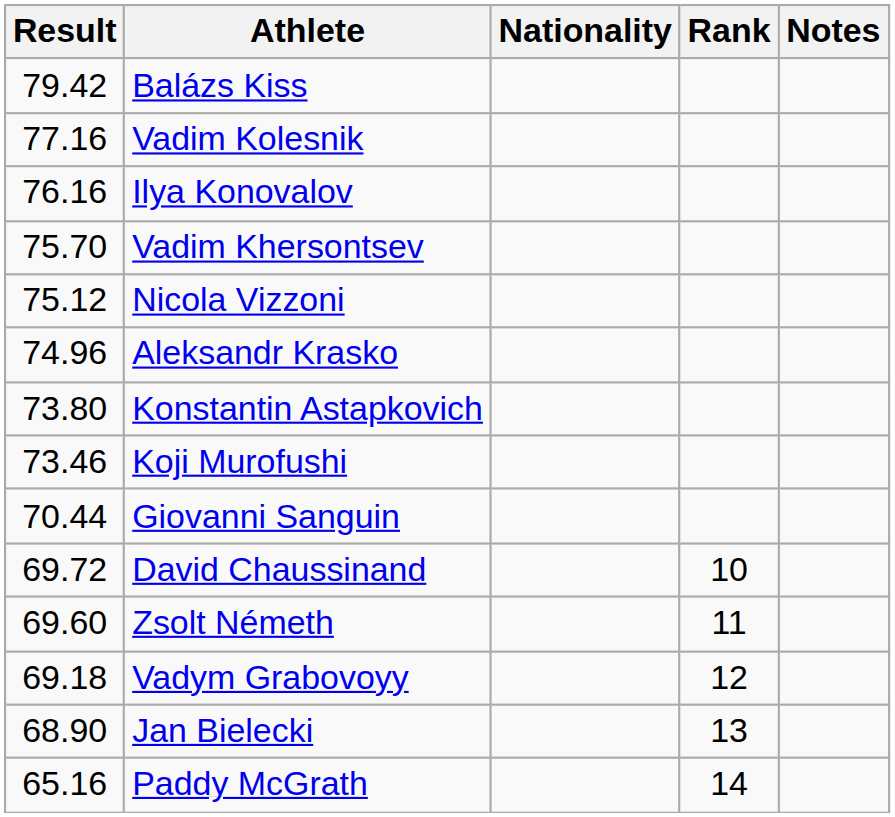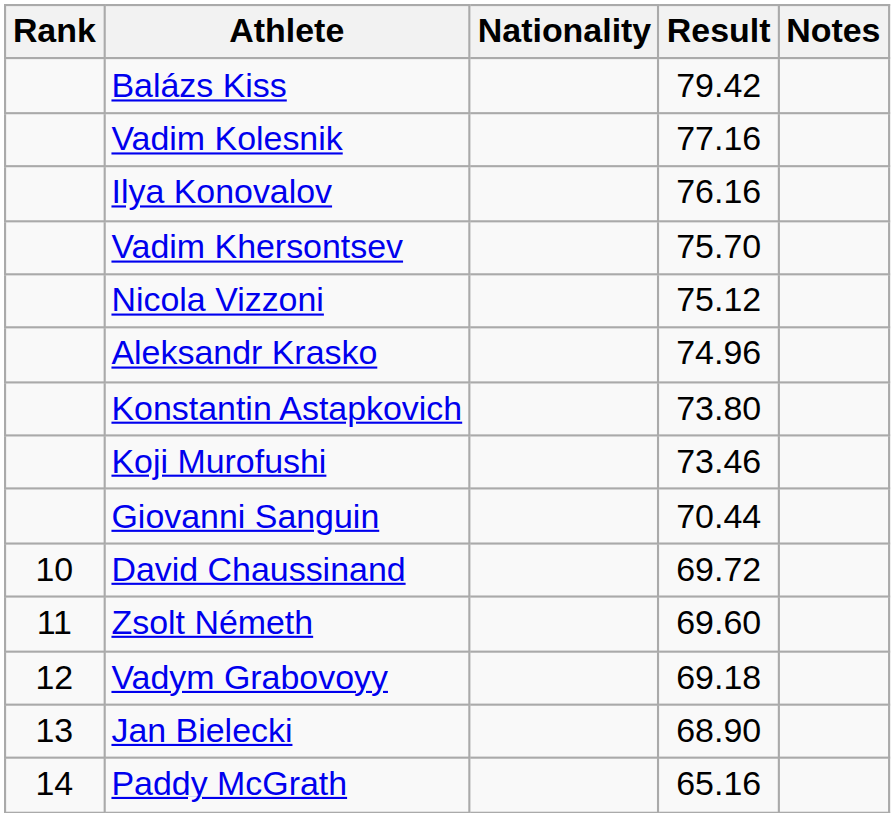columns swapped: (729, 31) <-> (65, 31)
